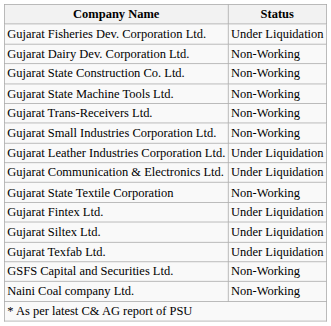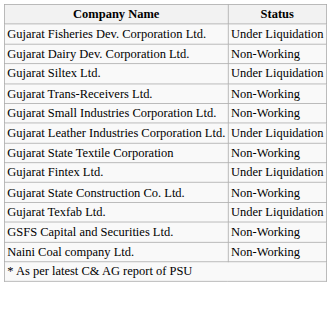rows swapped: (96, 73) <-> (54, 232)
- row: (90, 93)
- row: (116, 172)
